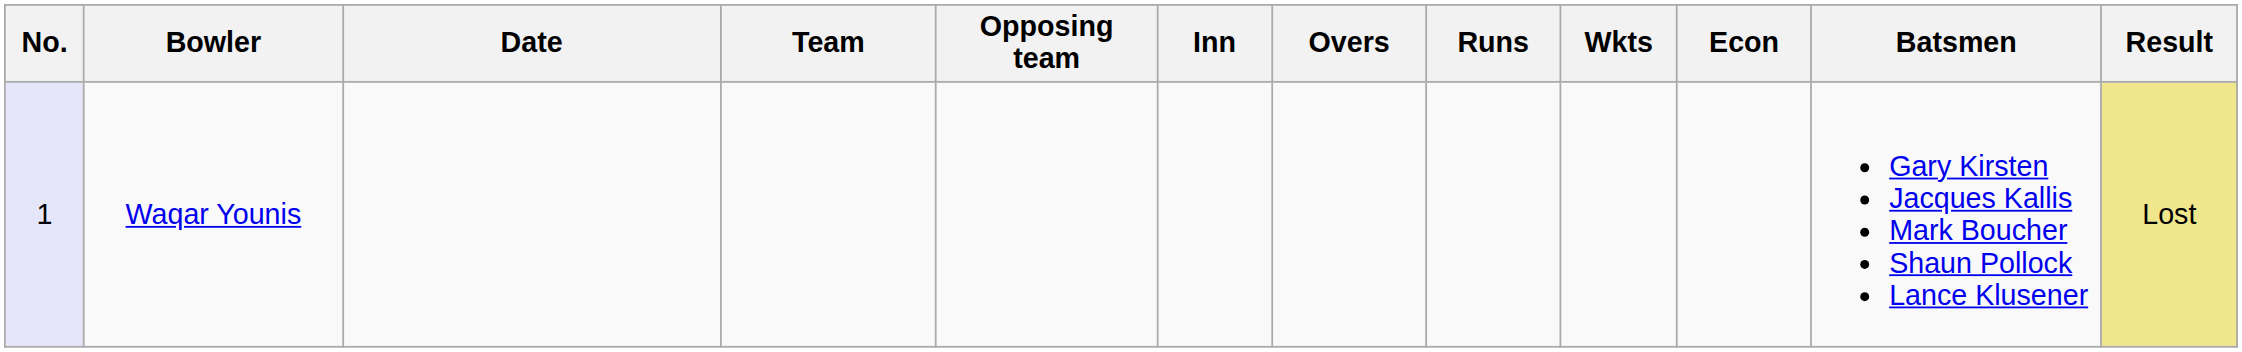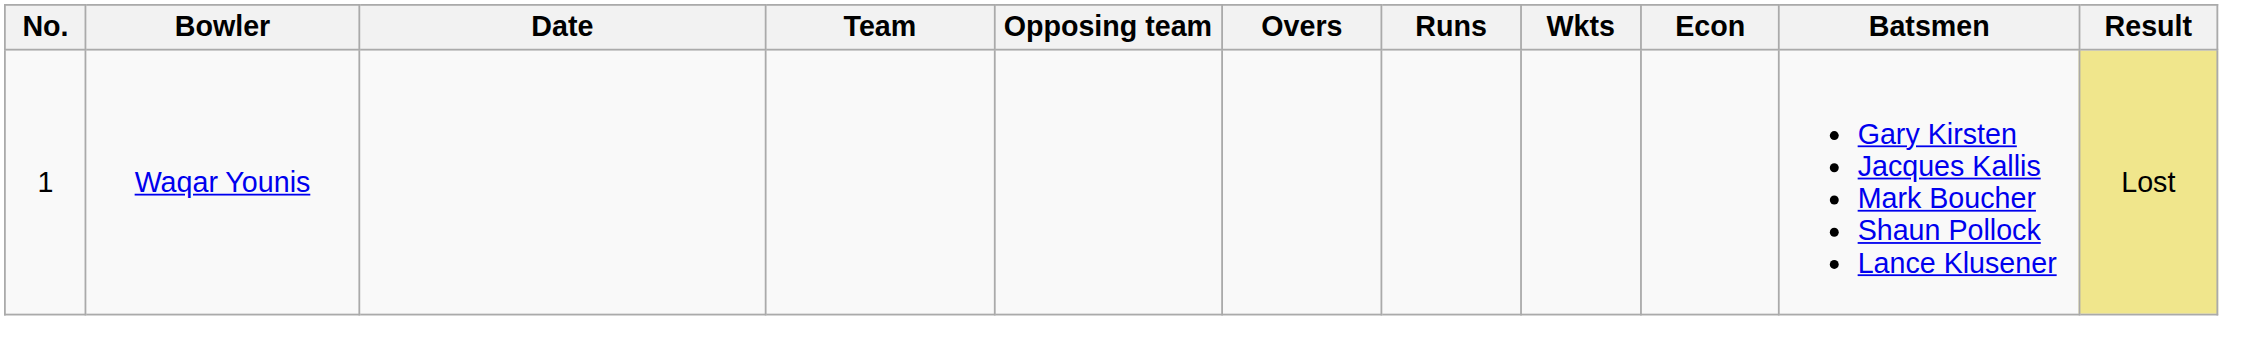- column: (1215, 43)
(45, 214) lavender background -> (46, 181) no background
